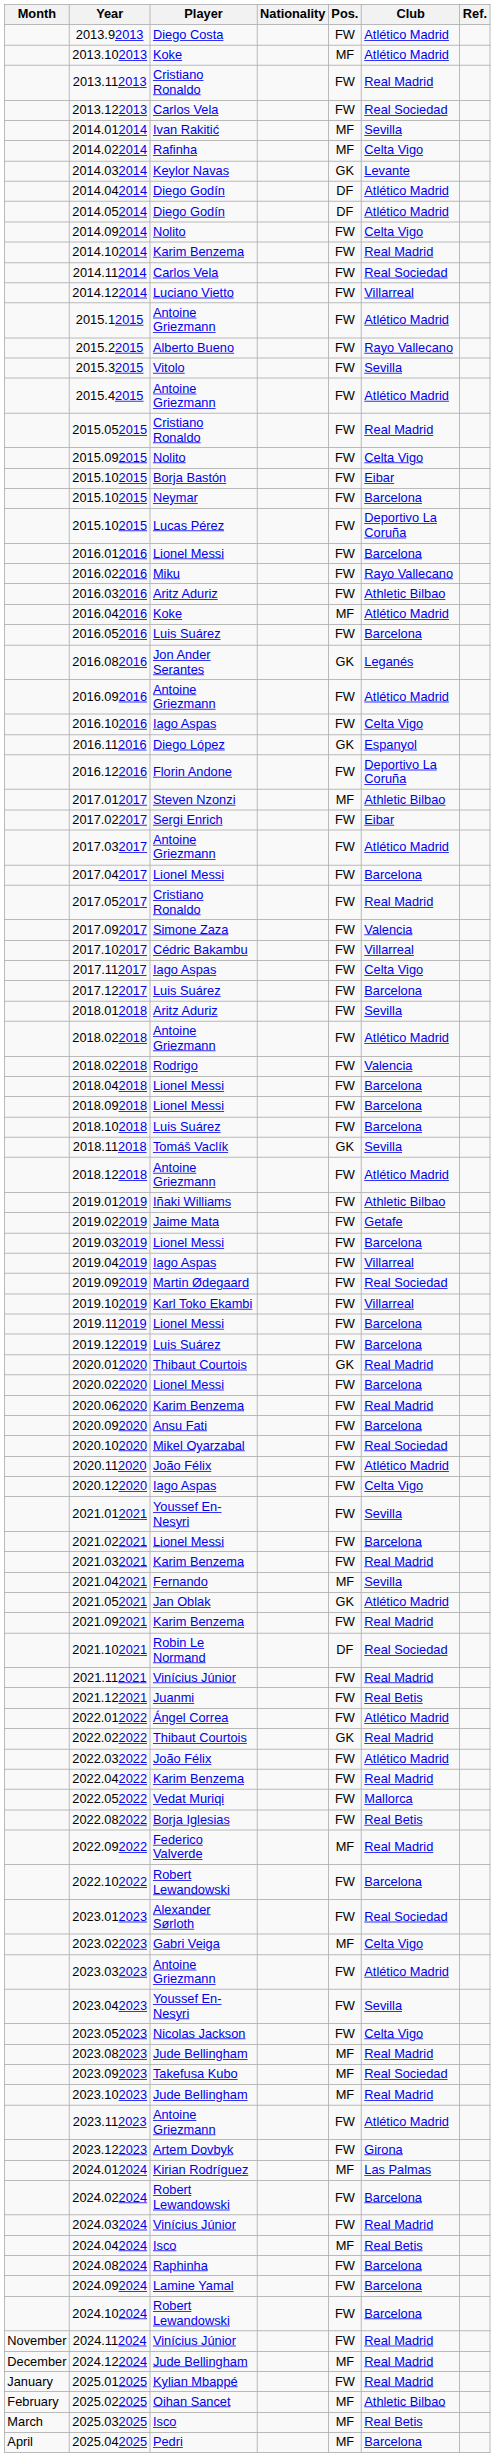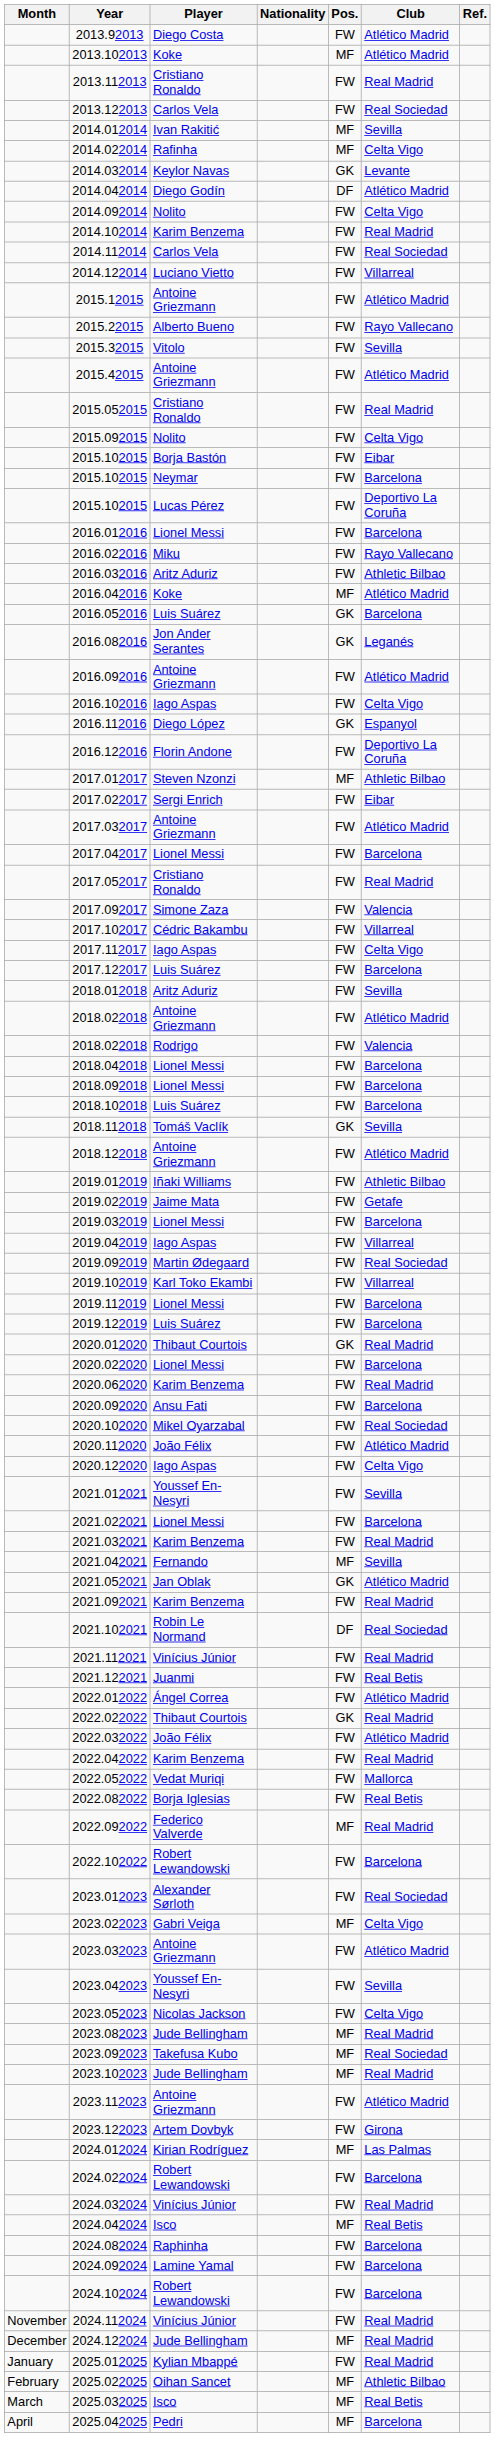- row: (110, 211)
(345, 634) FW -> (345, 614) GK
